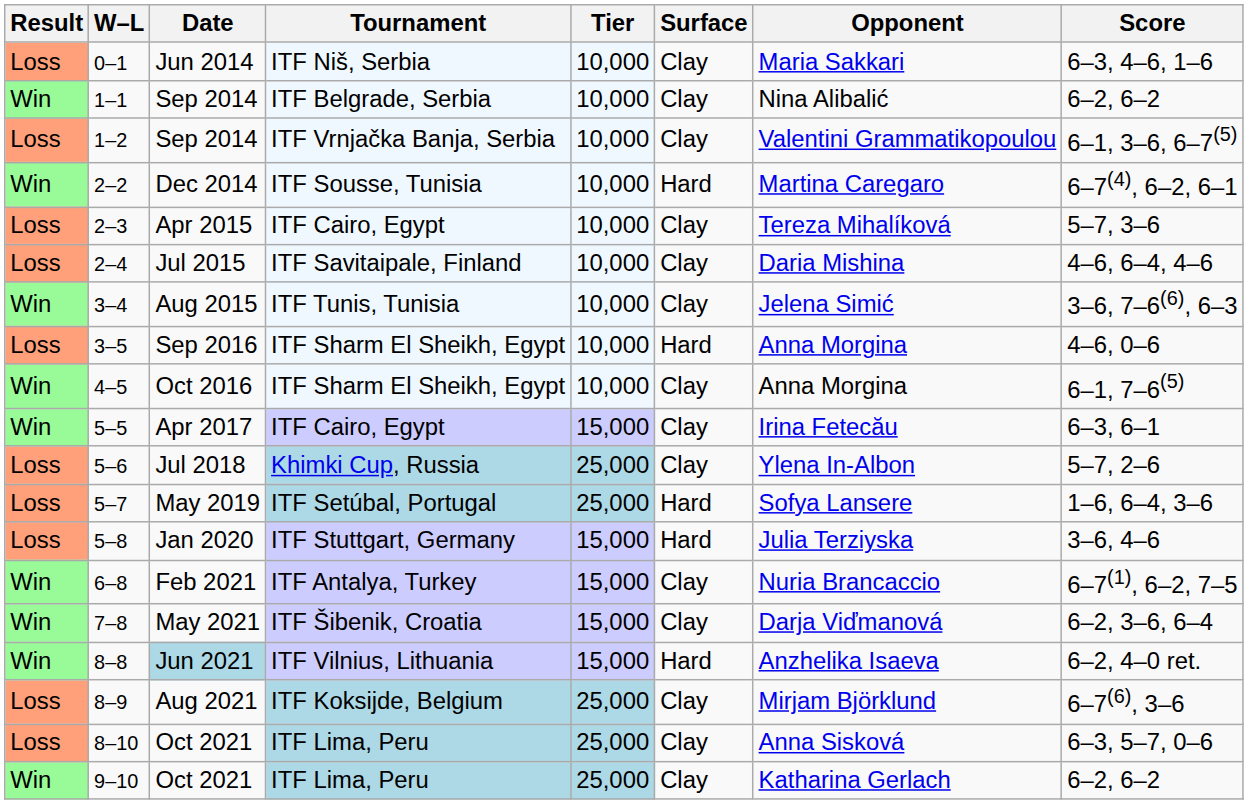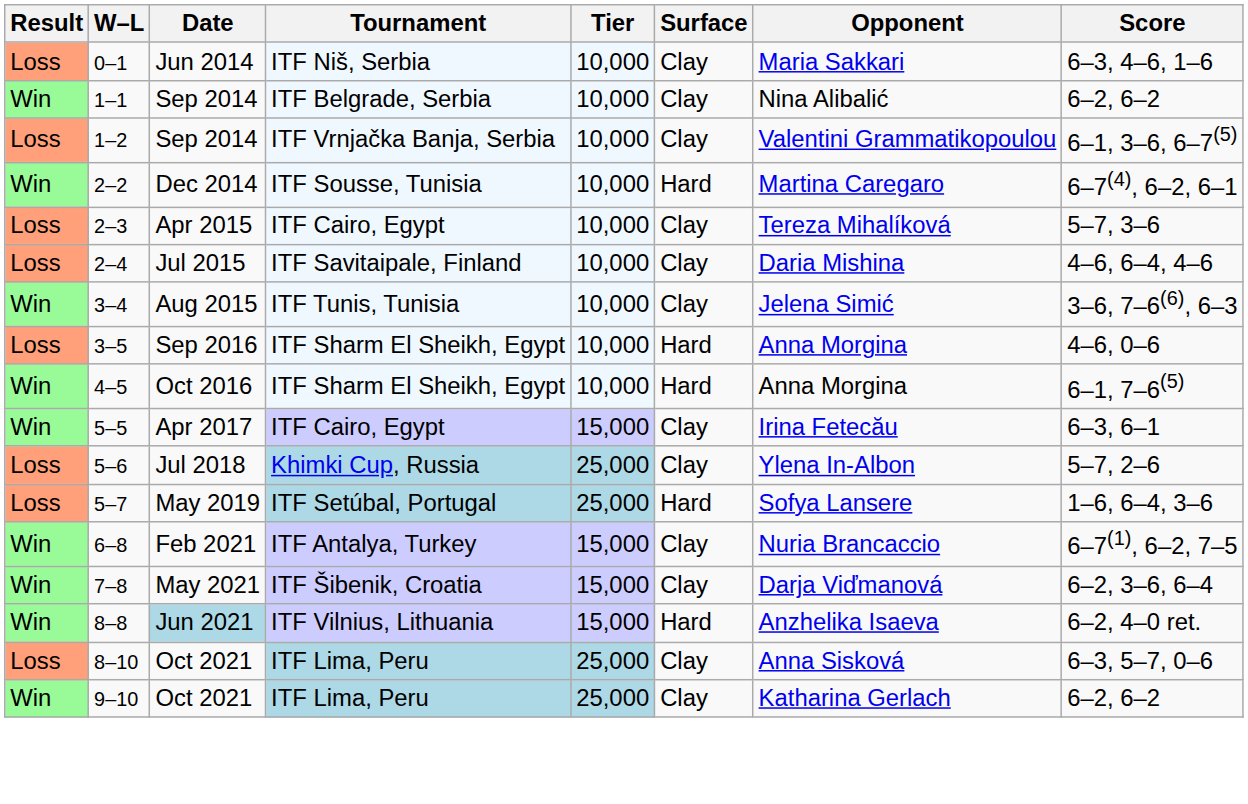(684, 386) Clay -> (686, 386) Hard
- row: (111, 542)
- row: (111, 703)
